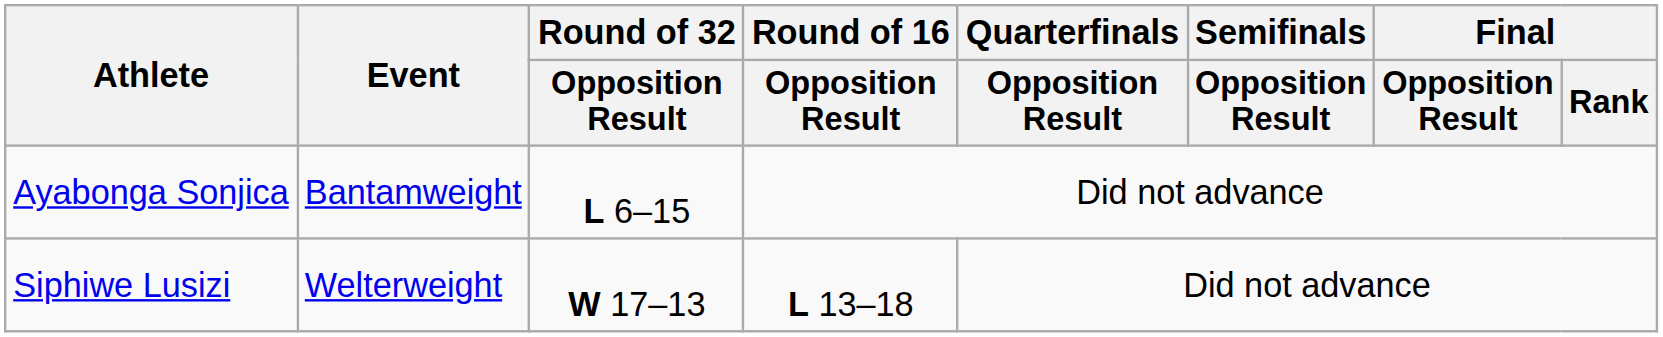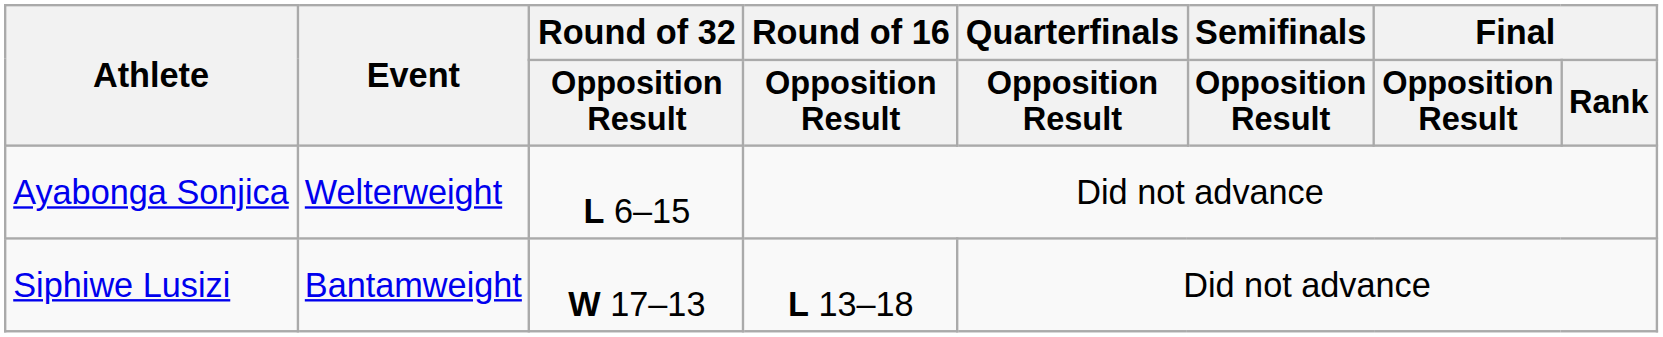(413, 193) Bantamweight -> (403, 193) Welterweight
(403, 285) Welterweight -> (413, 285) Bantamweight
